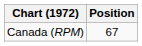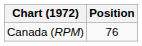(112, 31) 67 -> (112, 31) 76
